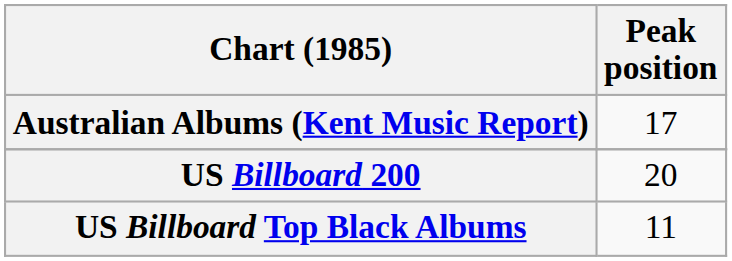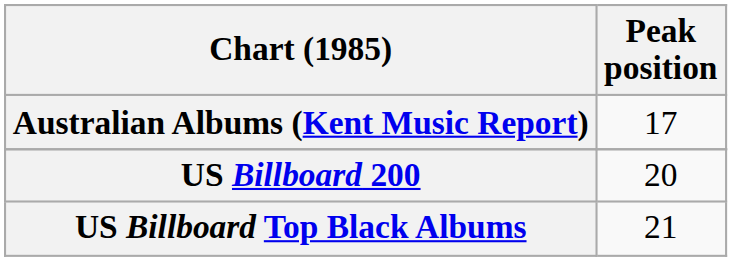(661, 227) 11 -> (661, 227) 21
